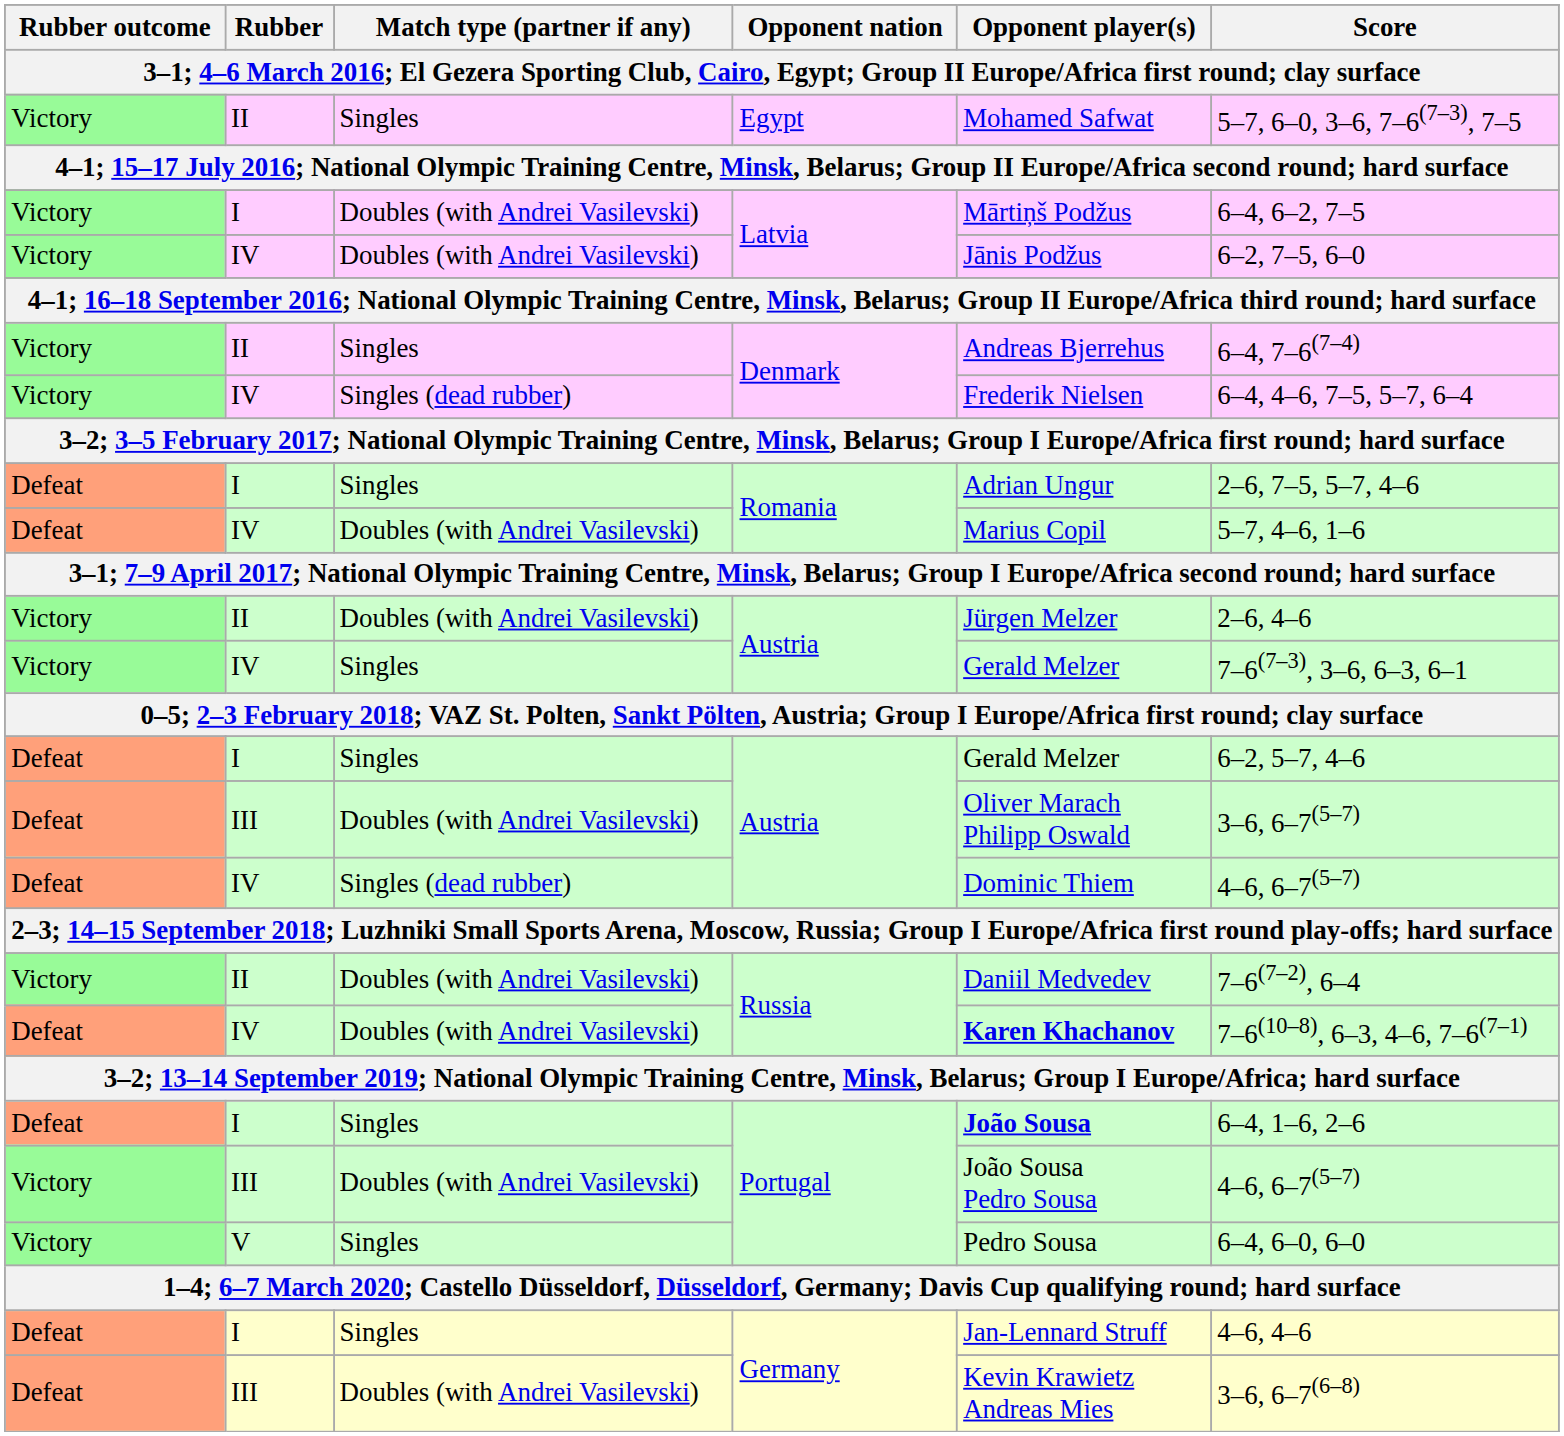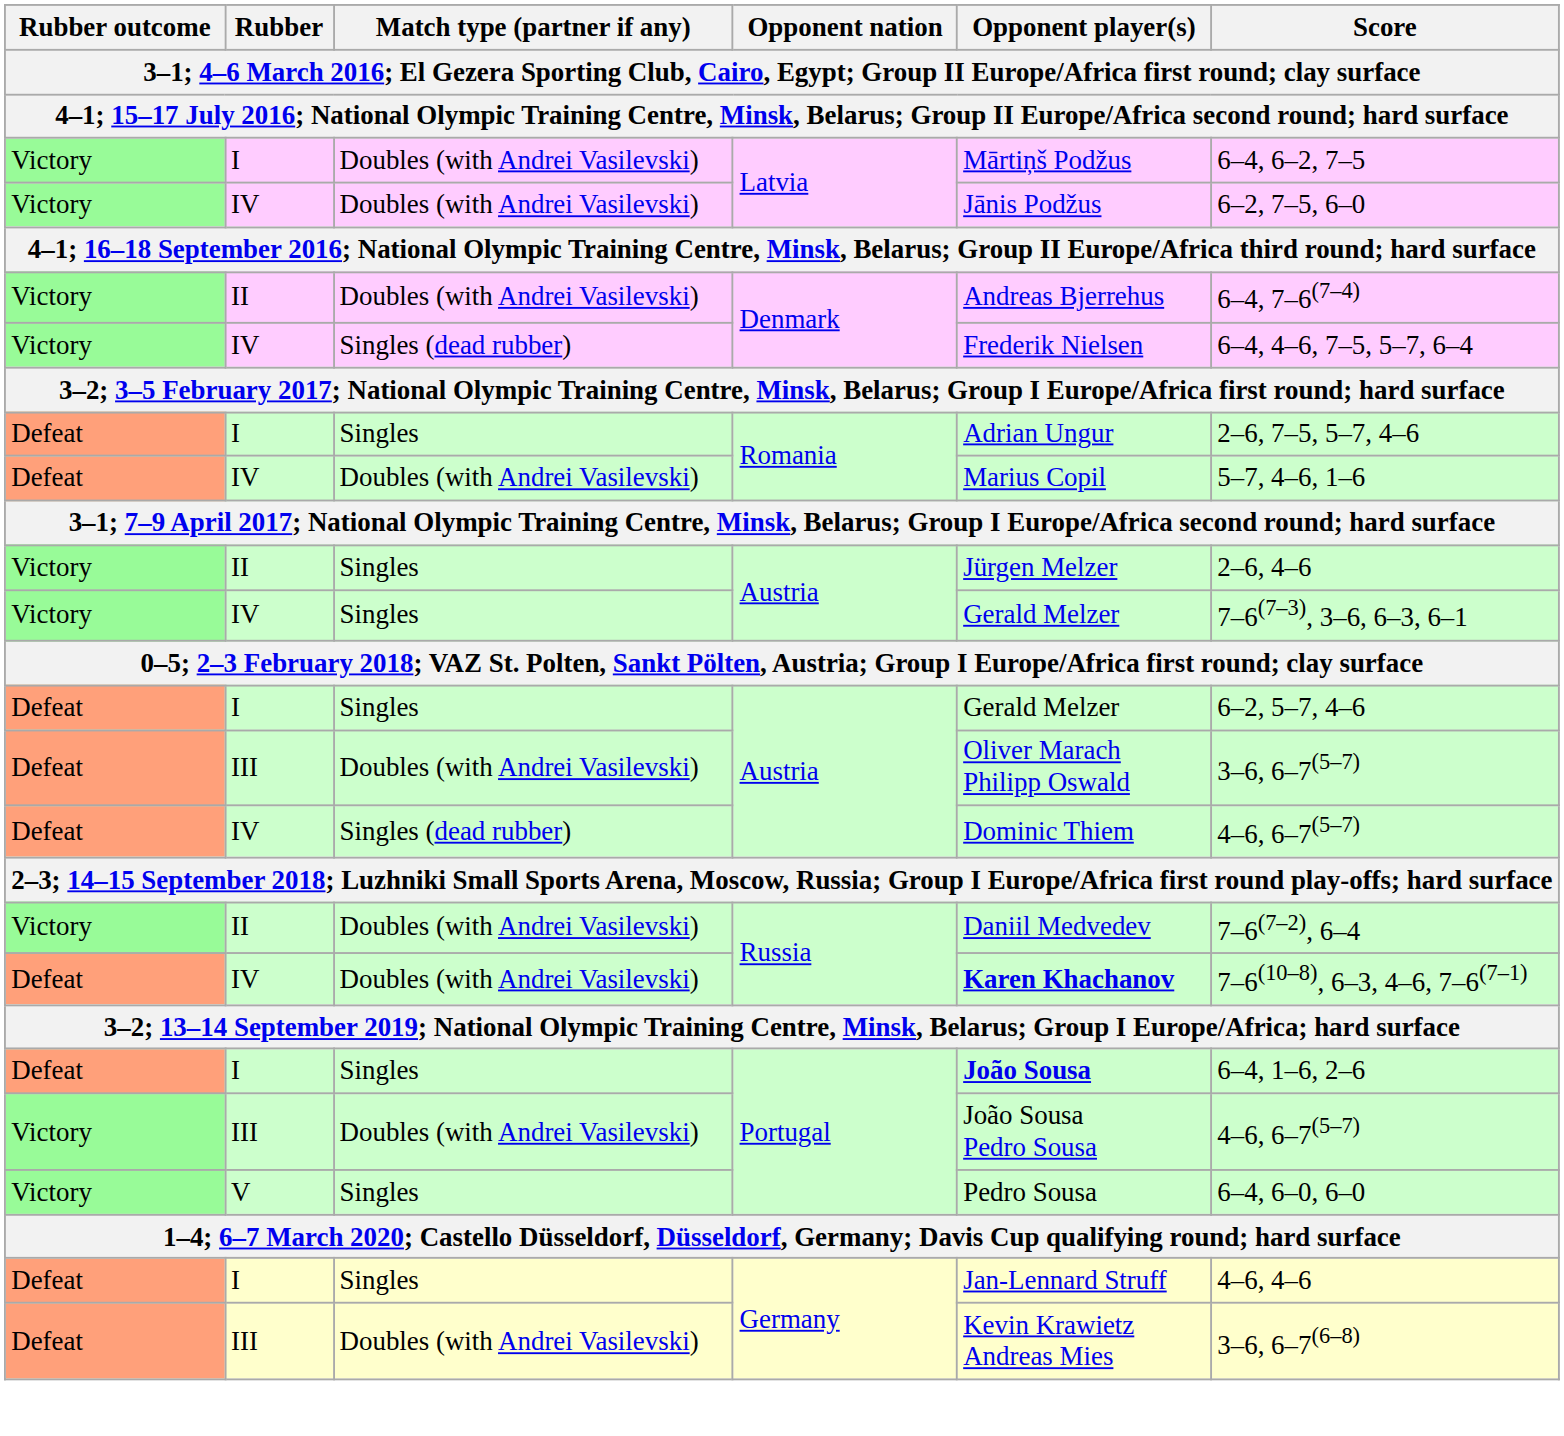- row: (240, 119)
(379, 348) Singles -> (519, 297) Doubles (with Andrei Vasilevski)
(519, 618) Doubles (with Andrei Vasilevski) -> (379, 567) Singles
